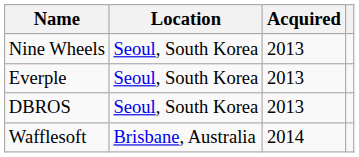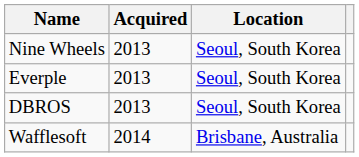columns swapped: (186, 19) <-> (304, 19)
